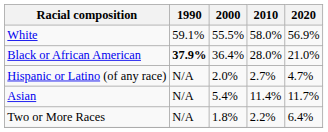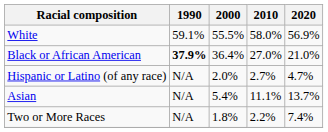(266, 55) 28.0% -> (266, 55) 27.0%
(266, 96) 11.4% -> (266, 96) 11.1%
(303, 96) 11.7% -> (304, 96) 13.7%
(301, 117) 6.4% -> (301, 117) 7.4%
